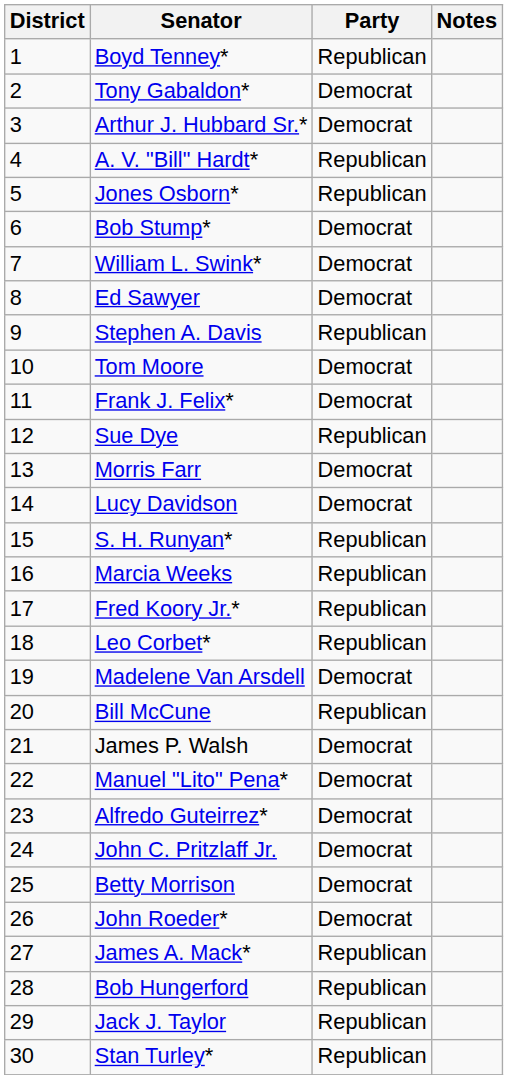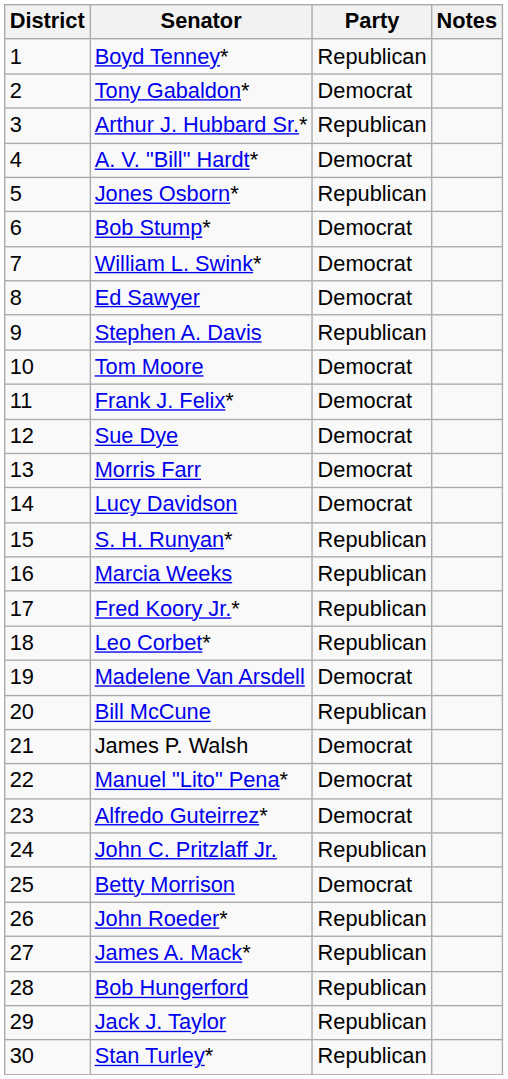(365, 125) Democrat -> (372, 125) Republican
(372, 159) Republican -> (365, 159) Democrat
(372, 435) Republican -> (365, 435) Democrat
(365, 849) Democrat -> (372, 849) Republican
(365, 919) Democrat -> (372, 919) Republican
